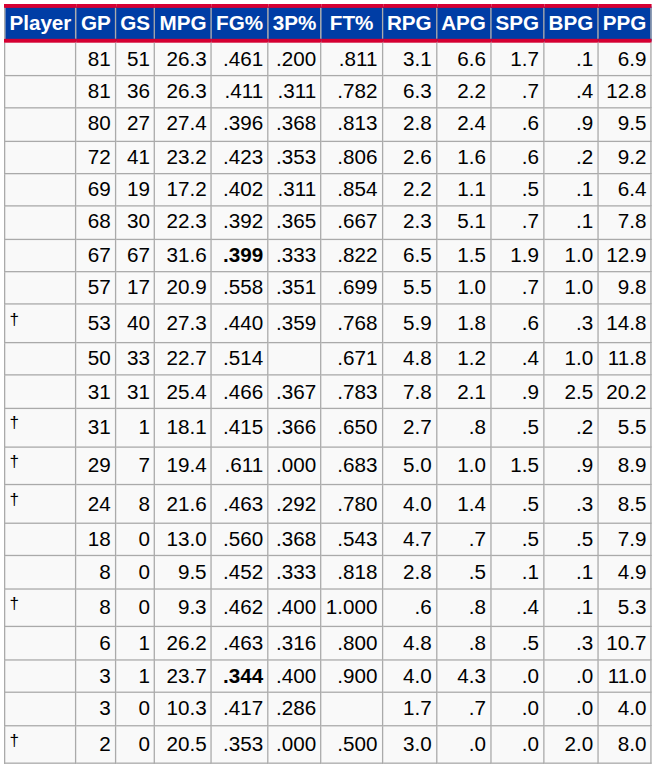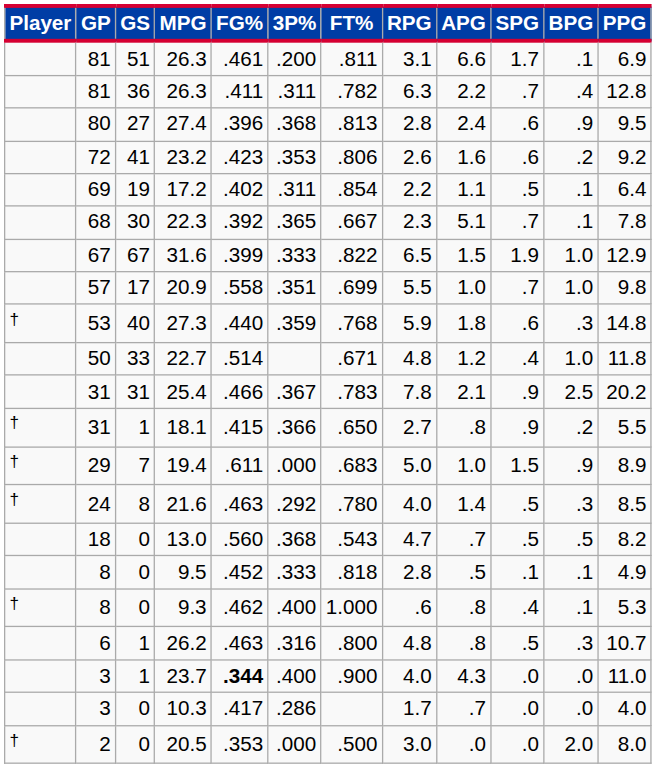(243, 255) bold -> (243, 255) normal
(530, 427) .5 -> (530, 427) .9
(632, 539) 7.9 -> (632, 539) 8.2
